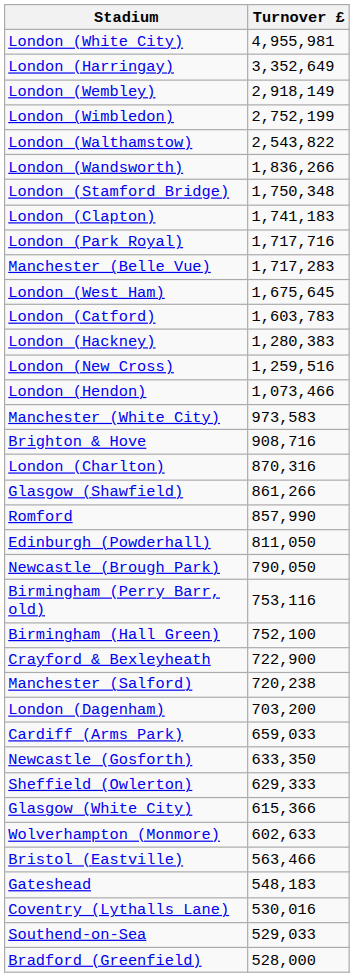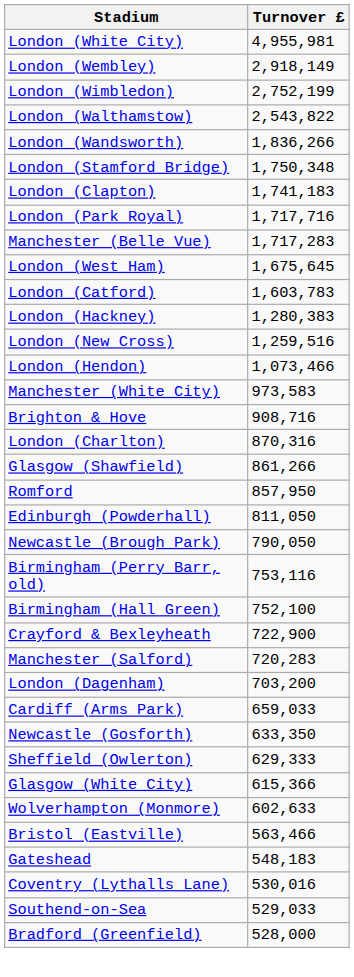- row: (91, 67)
(284, 517) 857,990 -> (284, 492) 857,950
(284, 685) 720,238 -> (284, 660) 720,283
